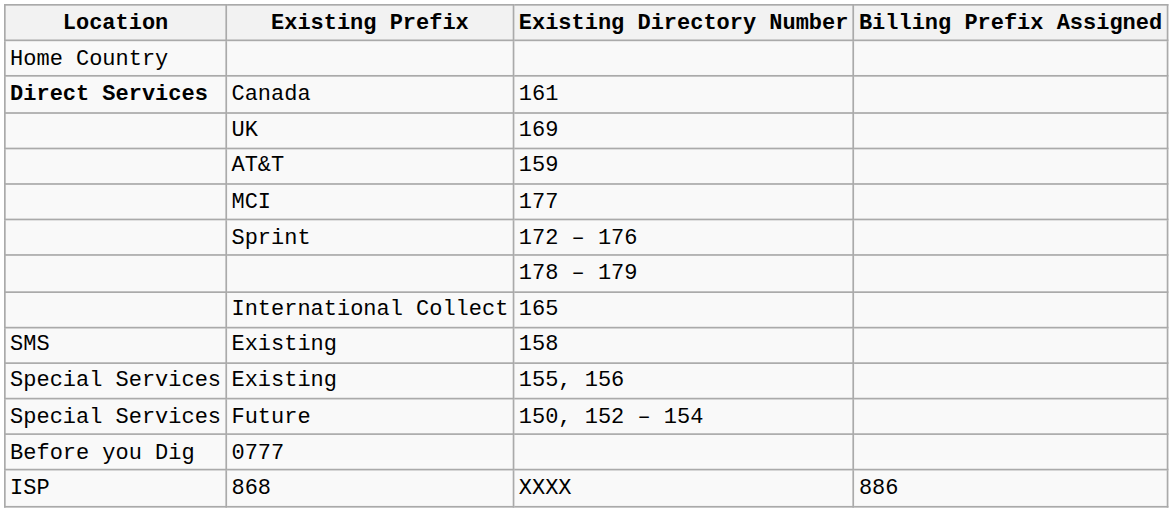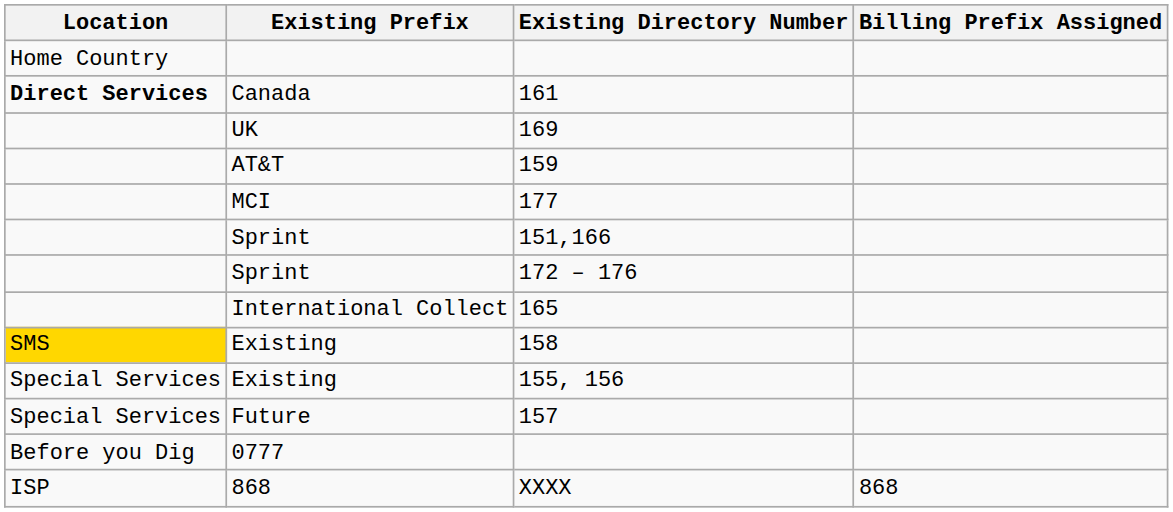+ row: (271, 238)
- row: (370, 273)
(30, 345) no background -> (30, 345) gold background
- row: (271, 417)
+ row: (271, 417)
(879, 488) 886 -> (879, 488) 868
